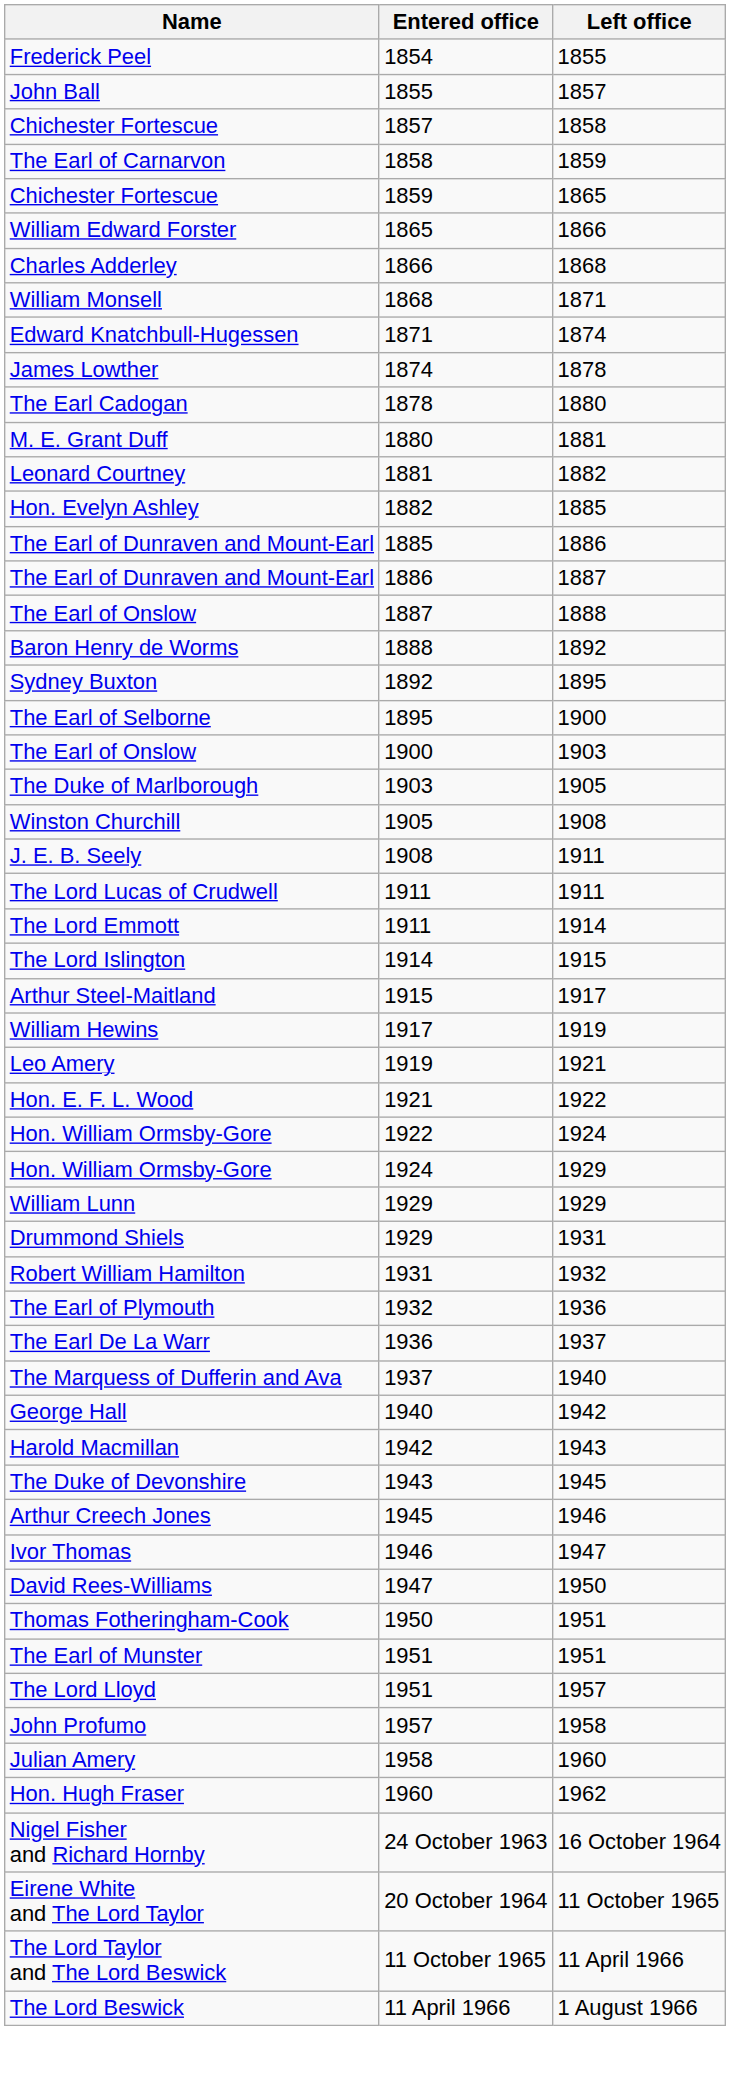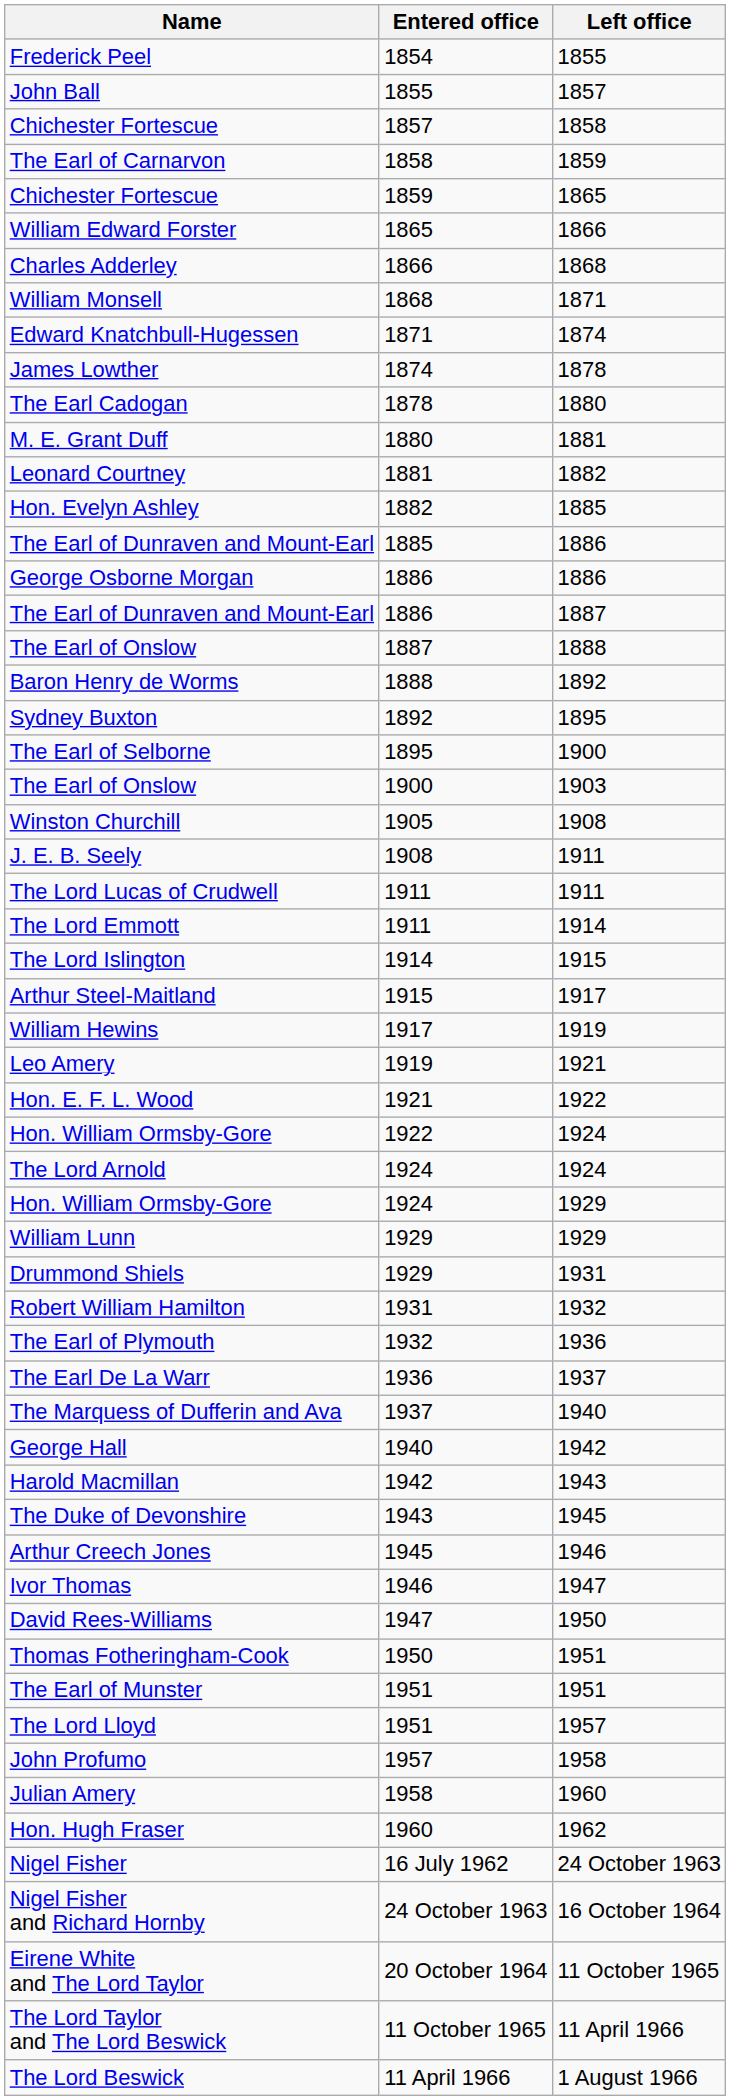+ row: (132, 578)
- row: (134, 786)
+ row: (88, 1169)
+ row: (68, 1864)
